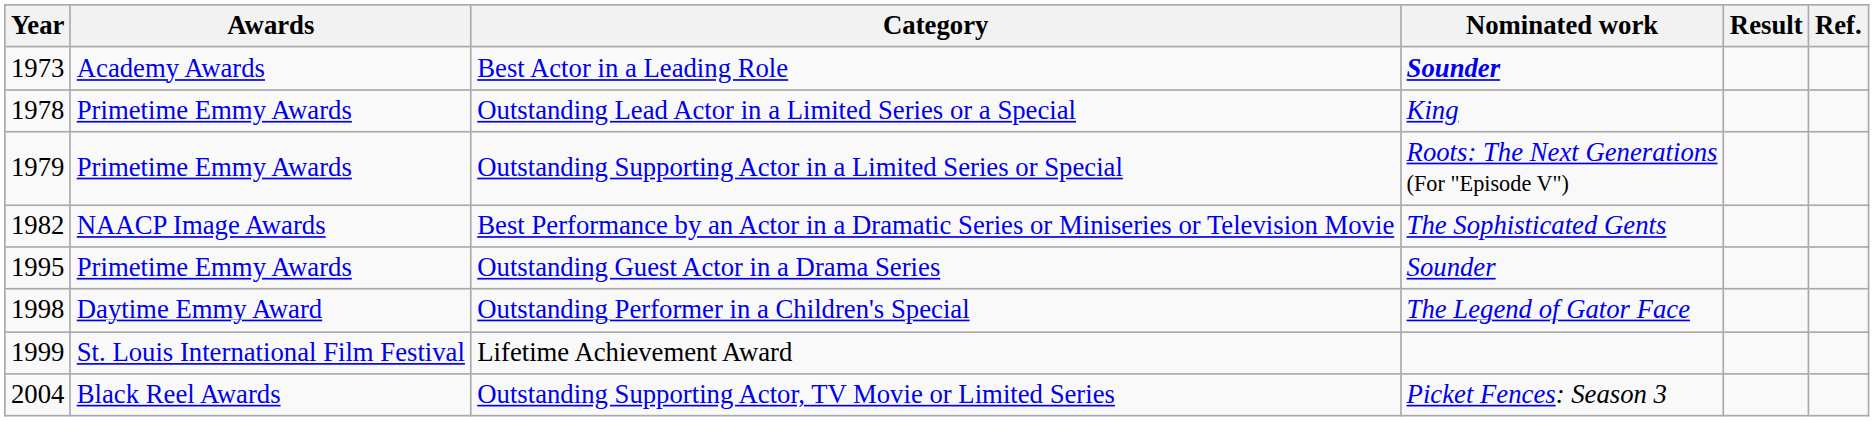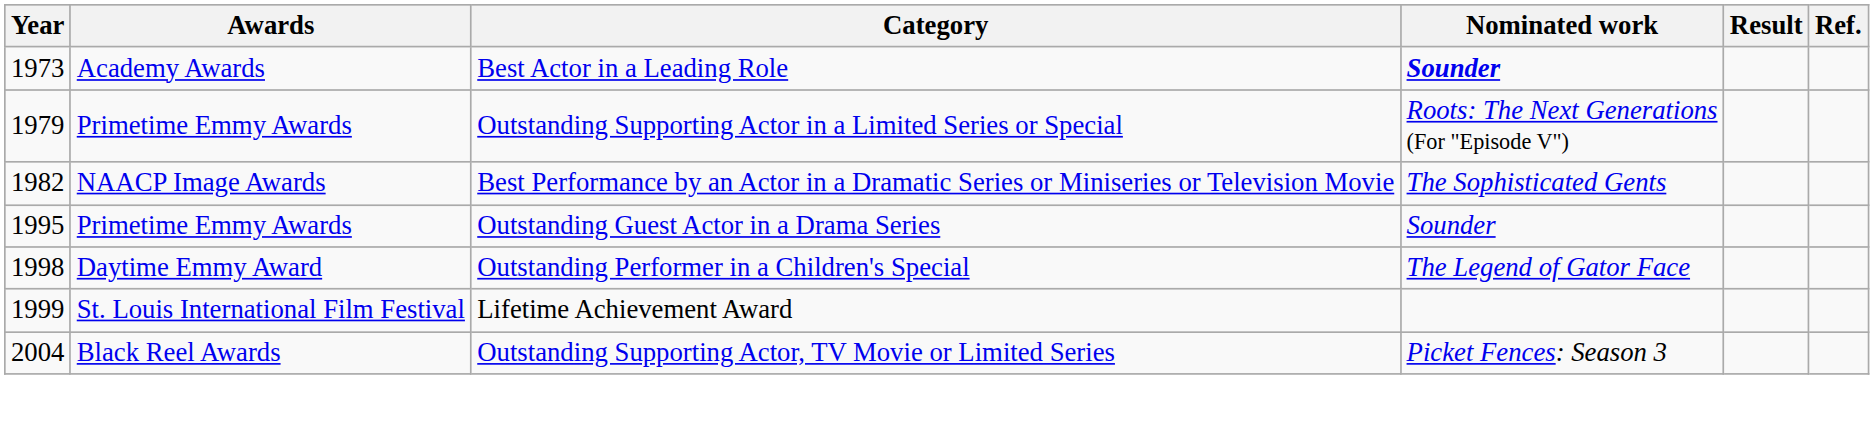- row: (777, 110)
